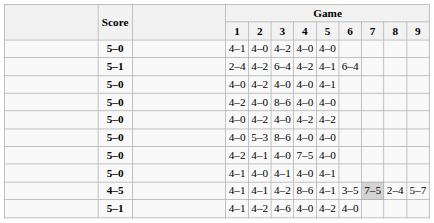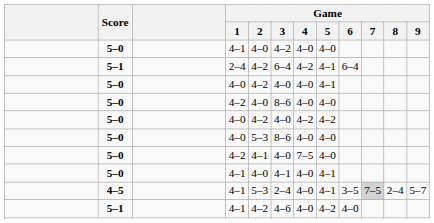(260, 191) 4–1 -> (260, 191) 5–3
(282, 191) 4–2 -> (282, 191) 2–4
(305, 191) 8–6 -> (305, 191) 4–0
